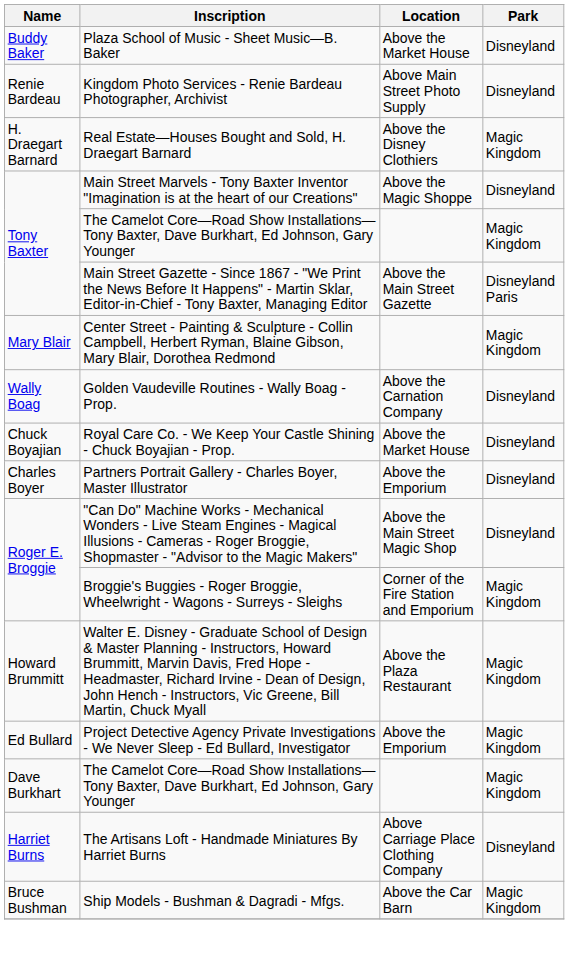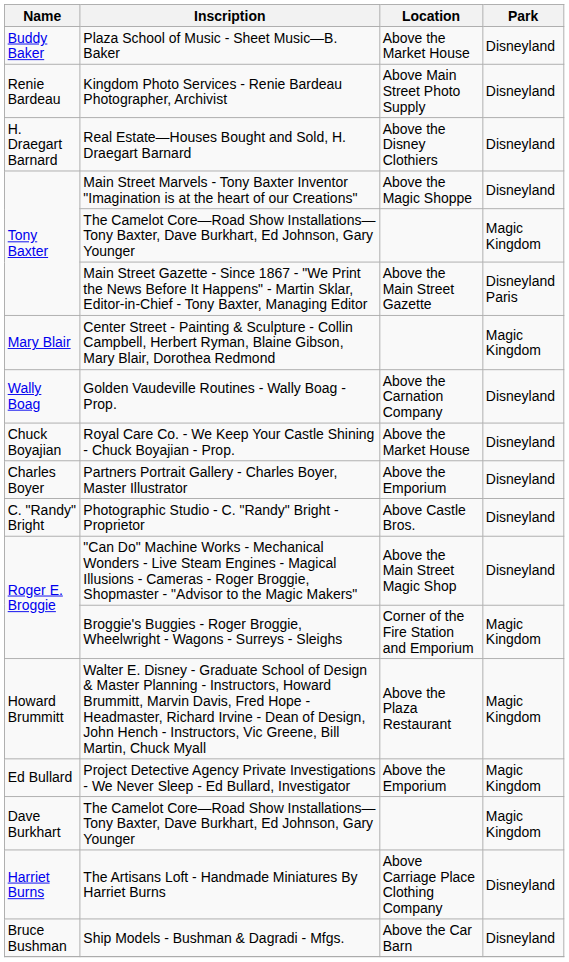(513, 145) Magic Kingdom -> (520, 145) Disneyland
+ row: (42, 517)
(513, 900) Magic Kingdom -> (520, 938) Disneyland
